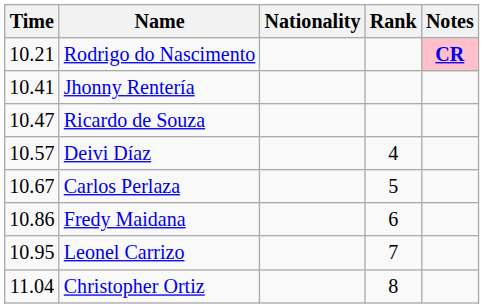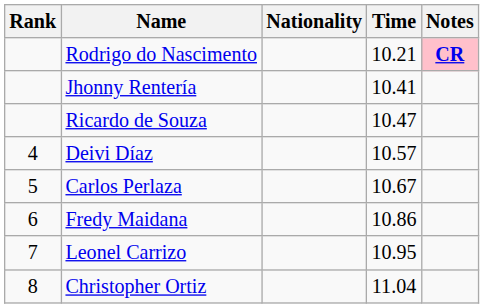columns swapped: (393, 21) <-> (32, 21)
